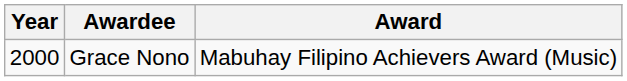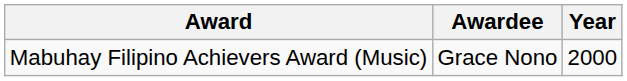columns swapped: (35, 22) <-> (408, 22)
